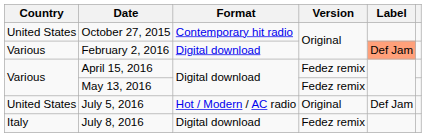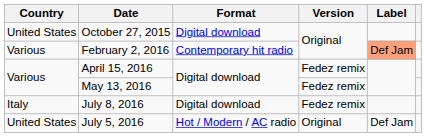(234, 31) Contemporary hit radio -> (218, 31) Digital download
(218, 50) Digital download -> (234, 50) Contemporary hit radio
rows swapped: (113, 104) <-> (113, 123)
